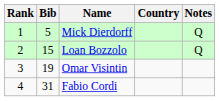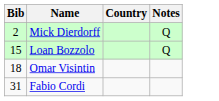- column: (20, 13)
(48, 31) 5 -> (16, 31) 2
(48, 68) 19 -> (16, 68) 18
